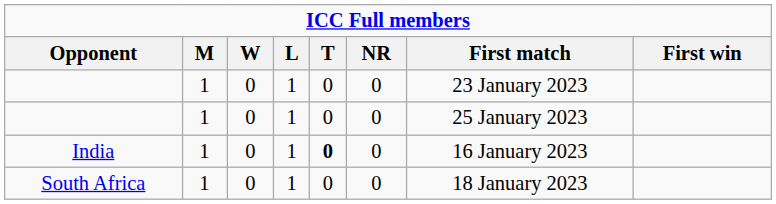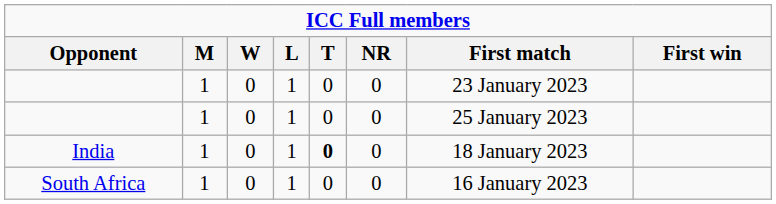(520, 150) 16 January 2023 -> (520, 150) 18 January 2023
(520, 183) 18 January 2023 -> (520, 183) 16 January 2023
